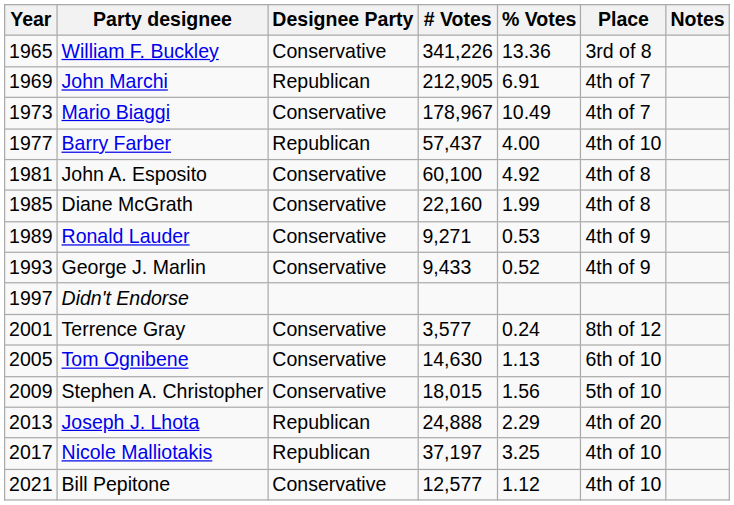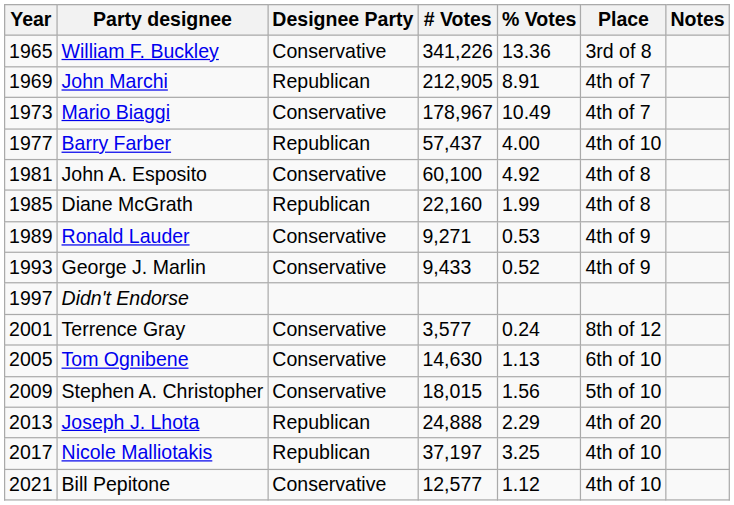(521, 81) 6.91 -> (521, 81) 8.91
(329, 205) Conservative -> (321, 205) Republican
